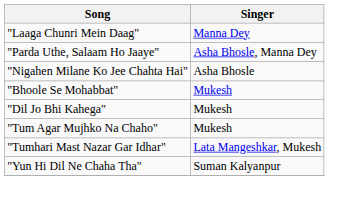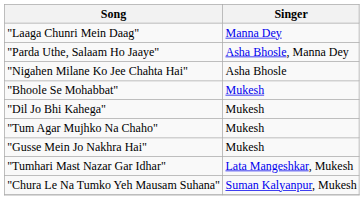+ row: (77, 147)
+ row: (114, 185)
- row: (74, 166)
